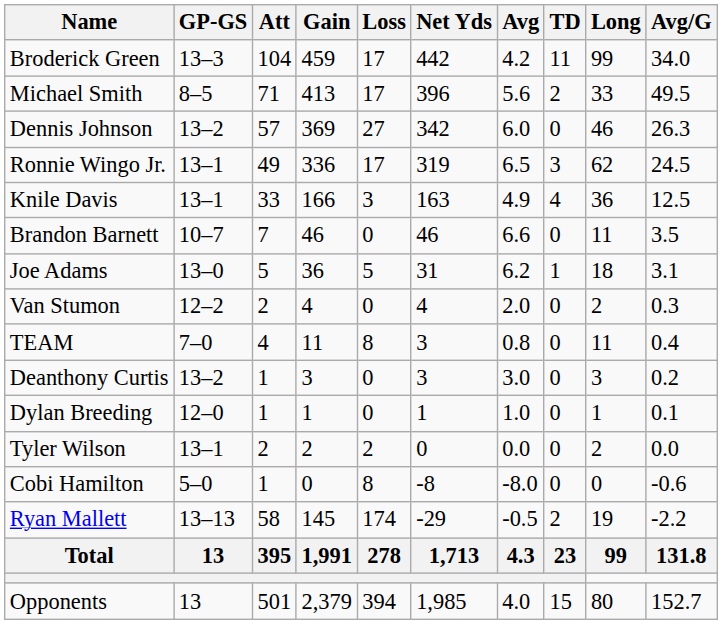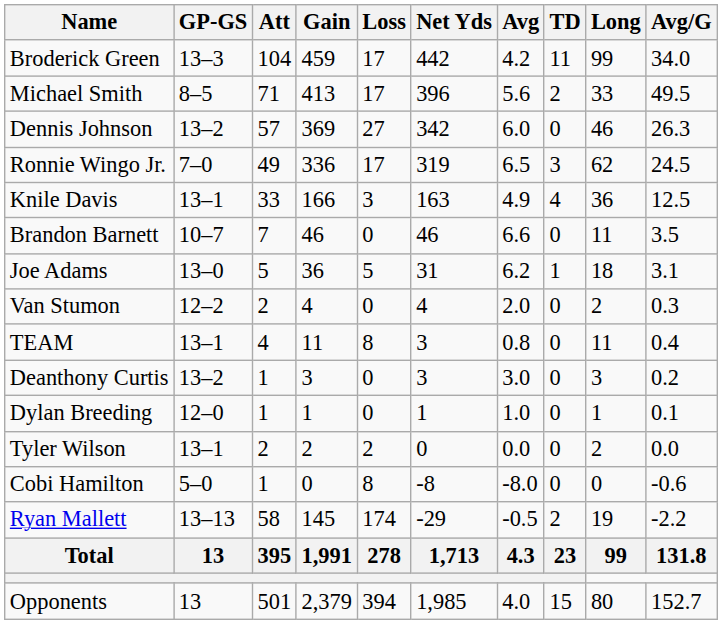(201, 164) 13–1 -> (196, 164) 7–0
(196, 341) 7–0 -> (201, 341) 13–1
